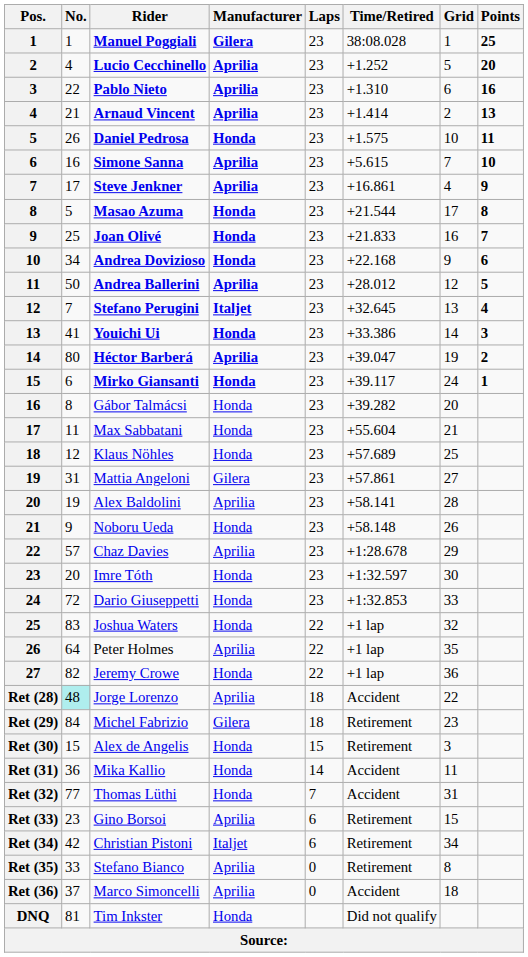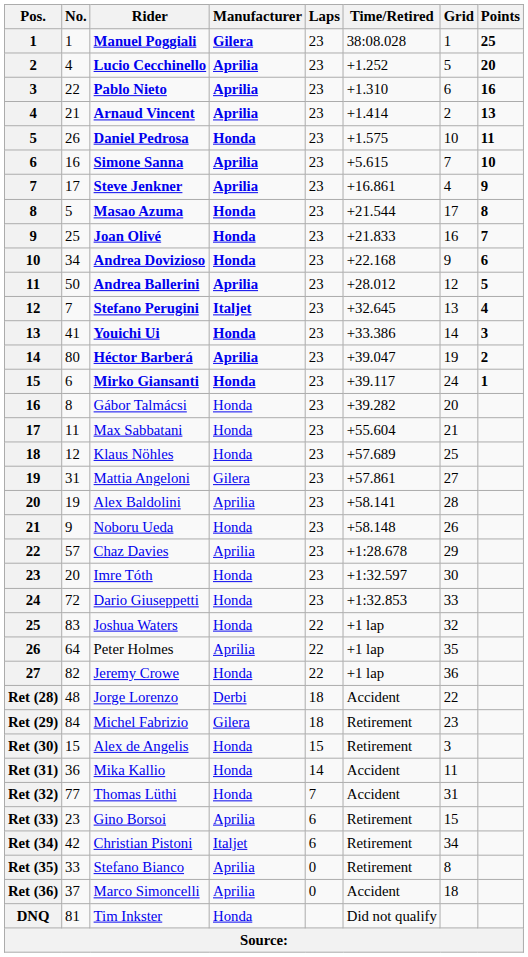(72, 697) paleturquoise background -> (72, 697) no background
(234, 697) Aprilia -> (230, 697) Derbi
